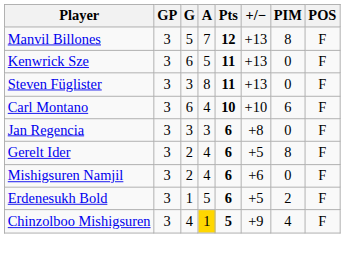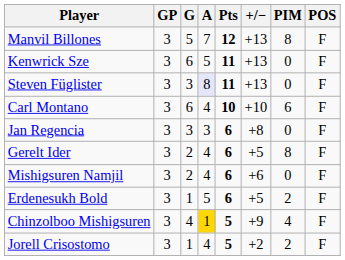(207, 84) no background -> (207, 84) lavender background
+ row: (59, 244)
